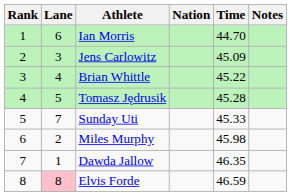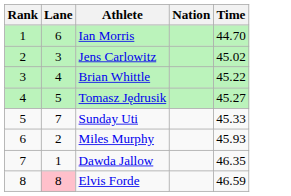- column: (267, 14)
(231, 56) 45.09 -> (231, 56) 45.02
(231, 98) 45.28 -> (231, 98) 45.27
(231, 139) 45.98 -> (231, 139) 45.93
